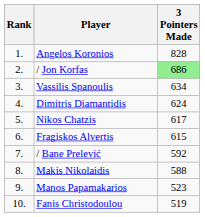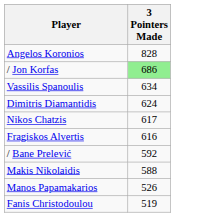- column: (19, 24)
(179, 137) 615 -> (149, 137) 616
(179, 187) 523 -> (149, 187) 526
